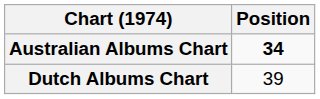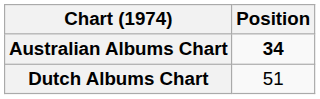(273, 78) 39 -> (273, 78) 51
